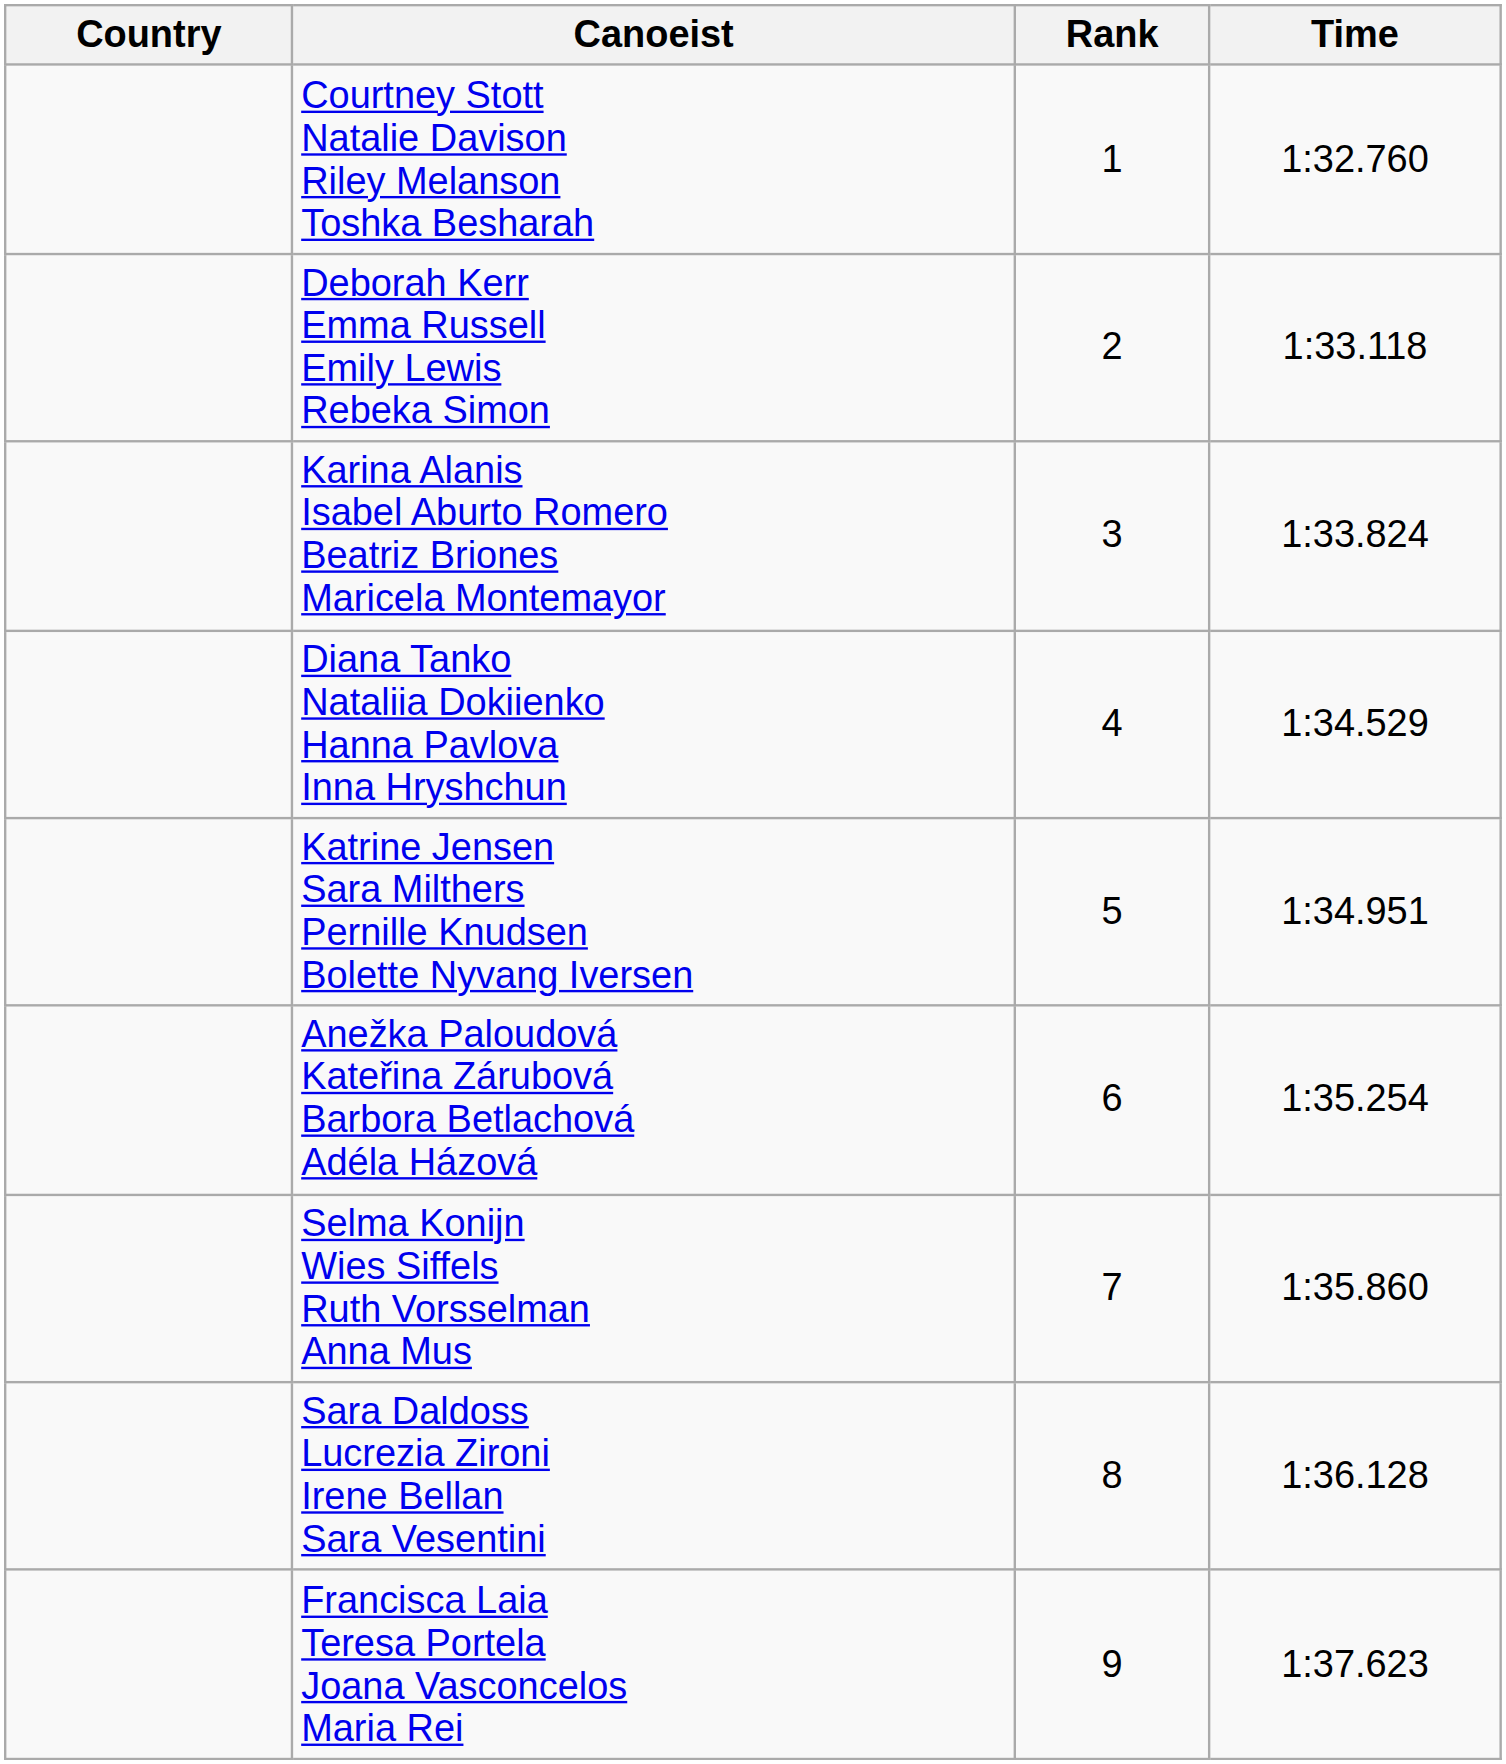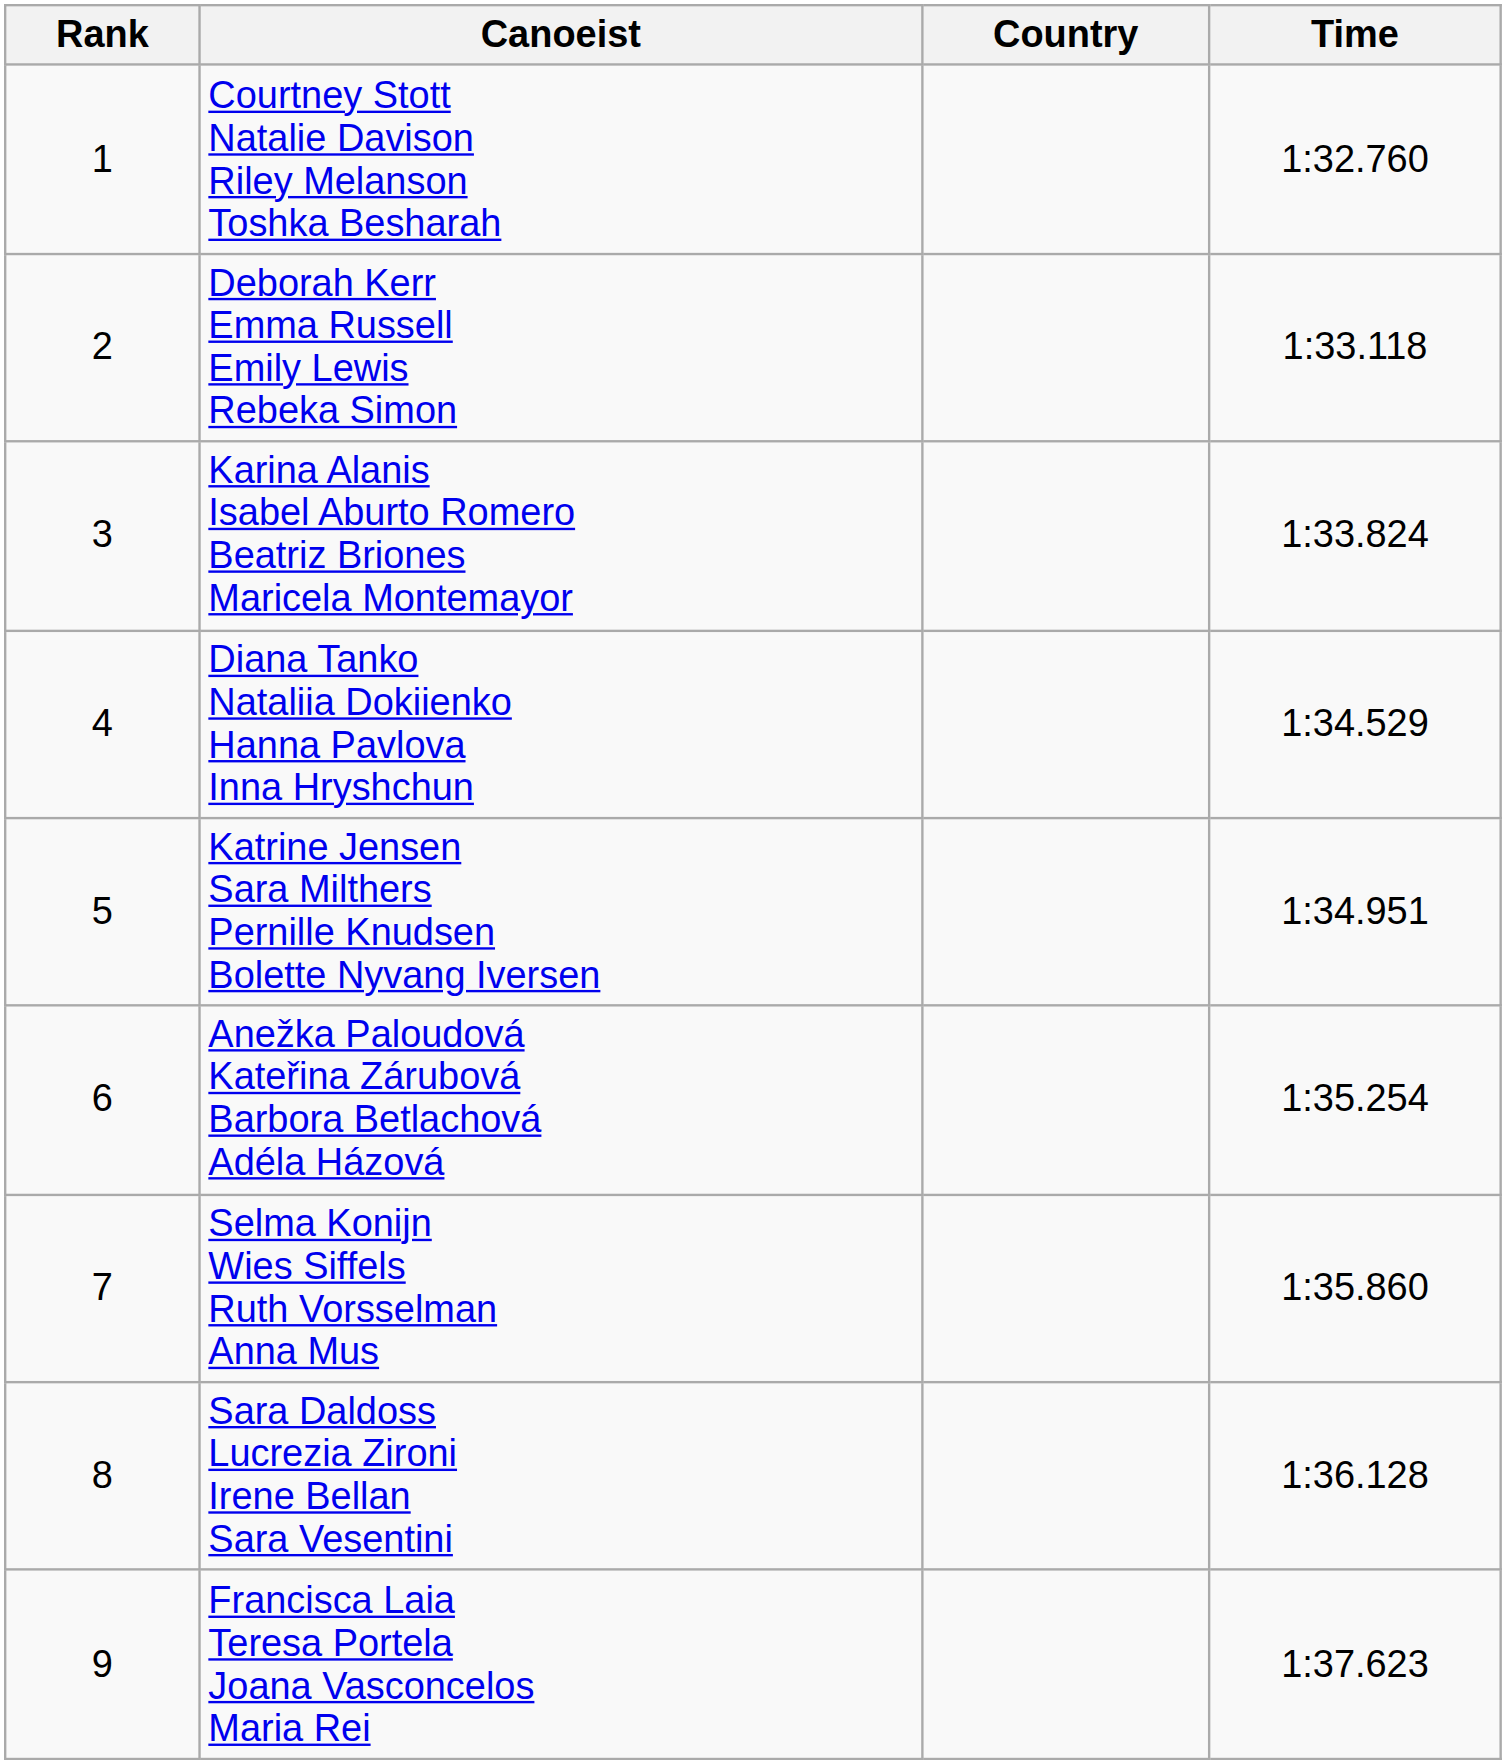columns swapped: (1112, 34) <-> (149, 34)
